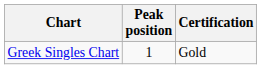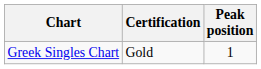columns swapped: (149, 23) <-> (216, 23)
